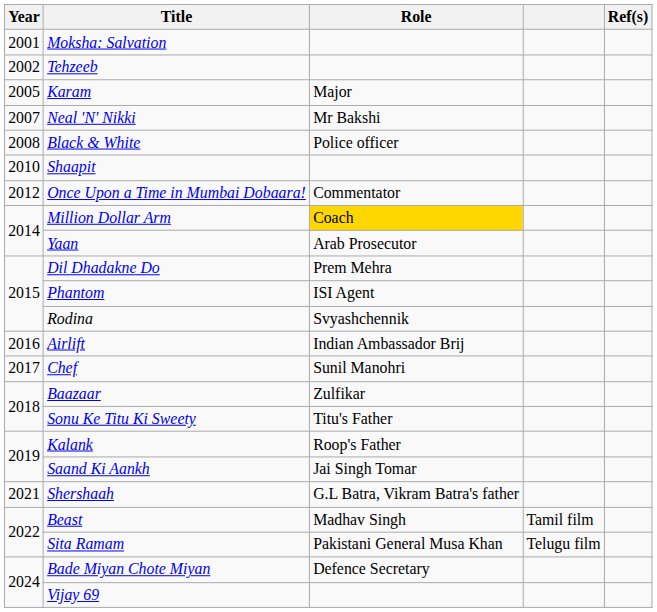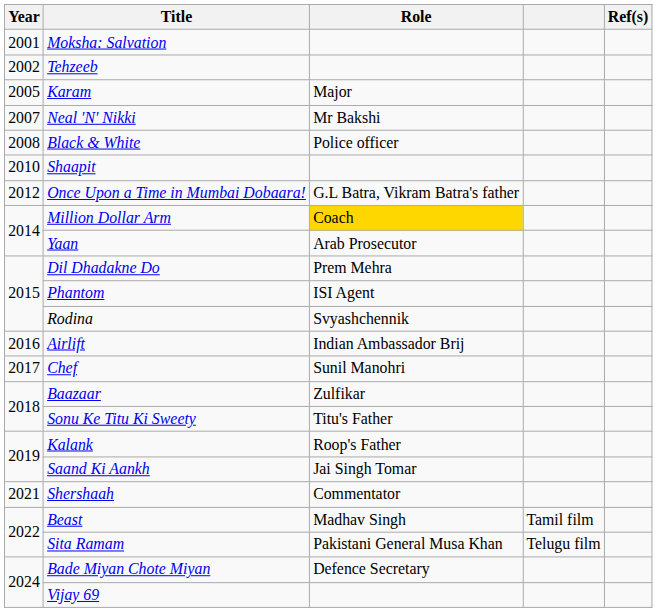(357, 192) Commentator -> (416, 192) G.L Batra, Vikram Batra's father
(416, 494) G.L Batra, Vikram Batra's father -> (357, 494) Commentator
